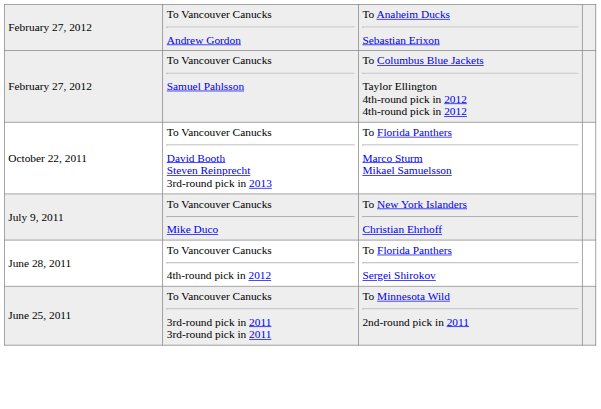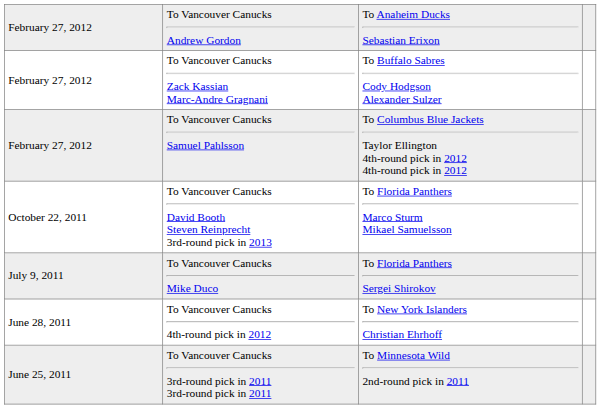+ row: (261, 80)
(470, 217) To New York Islanders Christian Ehrhoff -> (470, 276) To Florida Panthers Sergei Shirokov
(470, 263) To Florida Panthers Sergei Shirokov -> (470, 322) To New York Islanders Christian Ehrhoff
